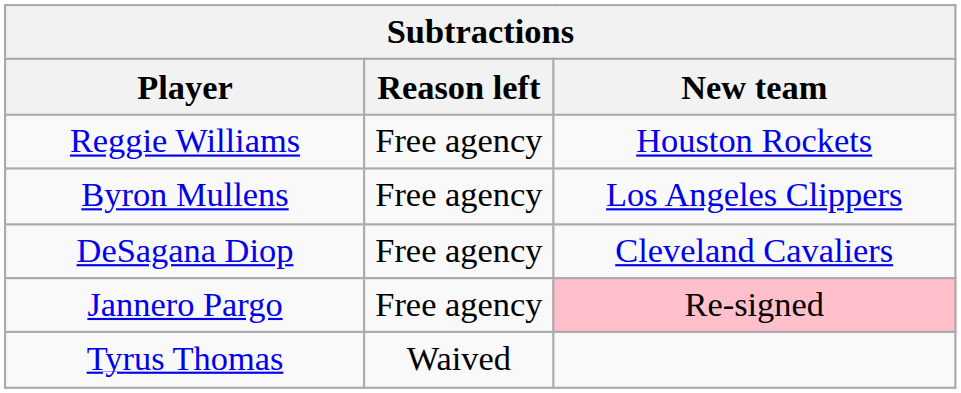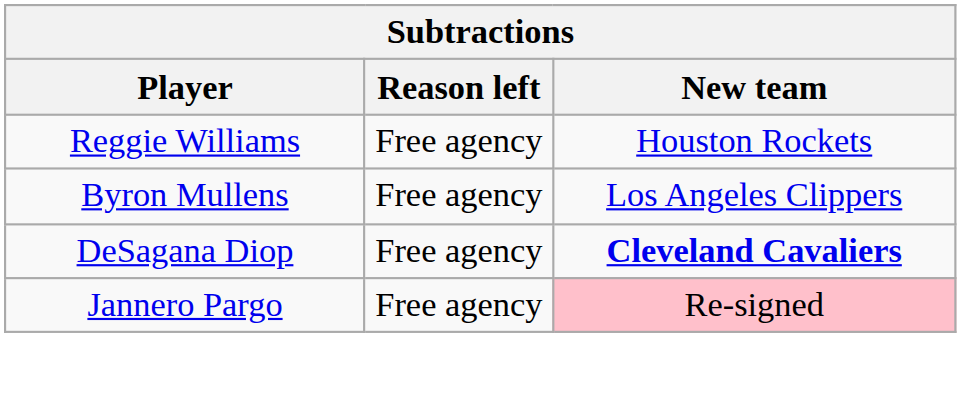(754, 250) normal -> (754, 250) bold
- row: (185, 359)
